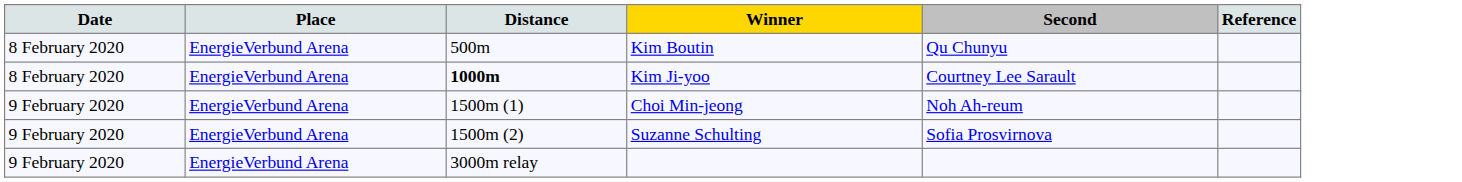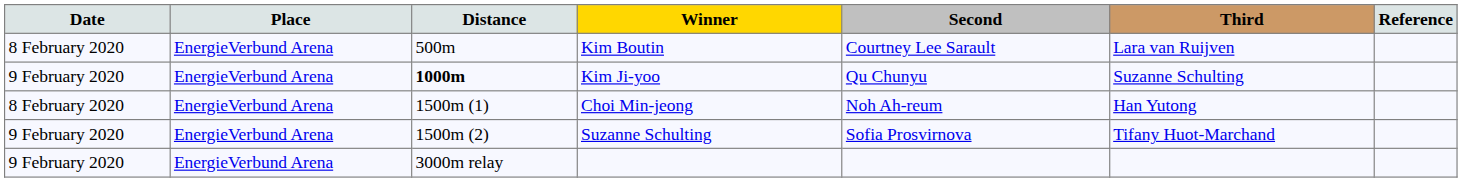+ column: (1242, 18)
(967, 47) Qu Chunyu -> (921, 47) Courtney Lee Sarault
(66, 76) 8 February 2020 -> (66, 76) 9 February 2020
(1001, 76) Courtney Lee Sarault -> (886, 76) Qu Chunyu
(66, 105) 9 February 2020 -> (66, 105) 8 February 2020
